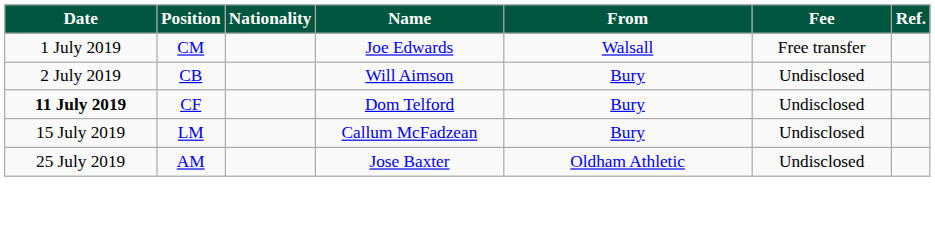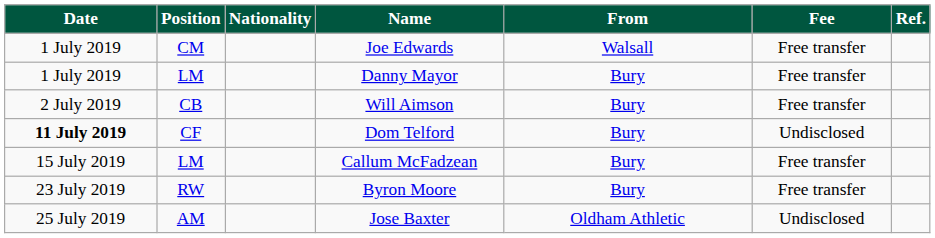+ row: (409, 76)
(822, 76) Undisclosed -> (822, 104) Free transfer
(822, 133) Undisclosed -> (822, 161) Free transfer
+ row: (409, 190)
